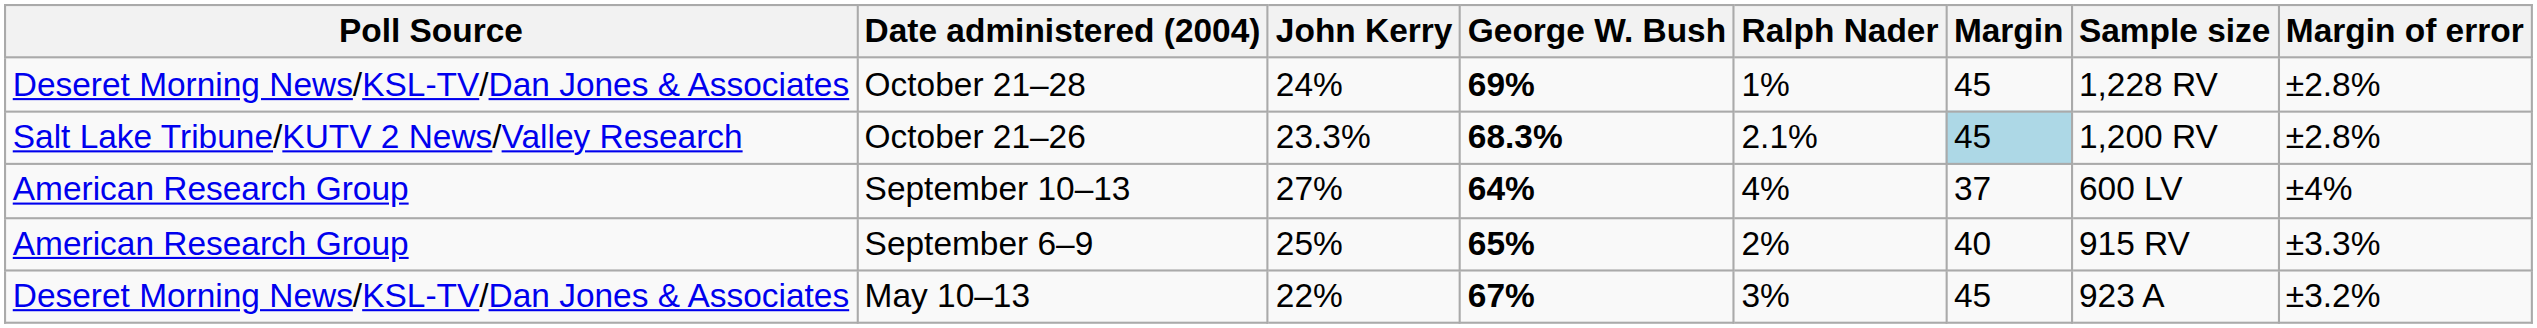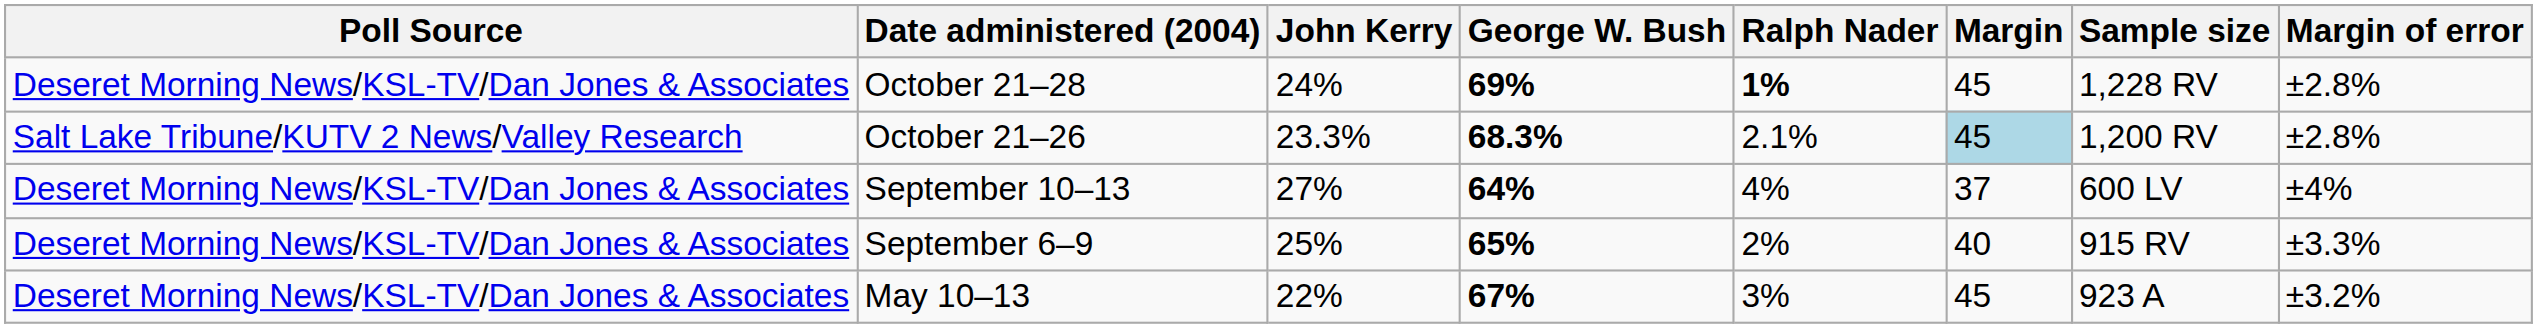(1766, 84) normal -> (1766, 84) bold
(211, 190) American Research Group -> (431, 190) Deseret Morning News/KSL-TV/Dan Jones & Associates
(211, 243) American Research Group -> (431, 243) Deseret Morning News/KSL-TV/Dan Jones & Associates
